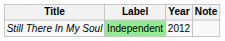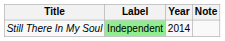(179, 28) 2012 -> (179, 28) 2014
